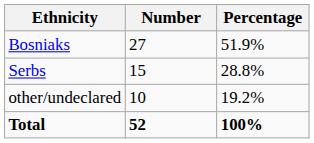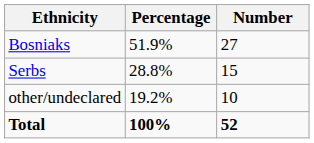columns swapped: (171, 17) <-> (263, 17)
